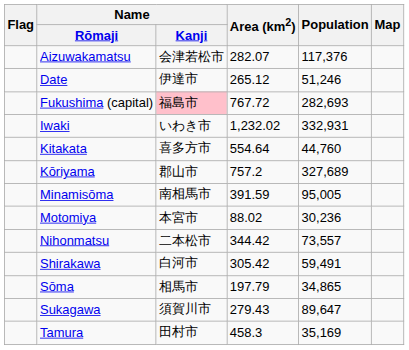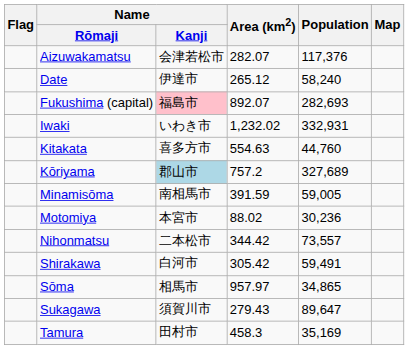(321, 80) 51,246 -> (321, 80) 58,240
(250, 103) 767.72 -> (250, 103) 892.07
(250, 149) 554.64 -> (250, 149) 554.63
(179, 171) no background -> (179, 171) lightblue background
(321, 195) 95,005 -> (321, 195) 59,005
(250, 286) 197.79 -> (250, 286) 957.97
